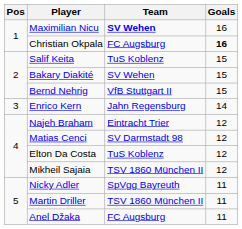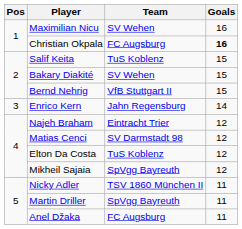(131, 28) bold -> (131, 28) normal
(155, 169) TSV 1860 München II -> (143, 169) SpVgg Bayreuth
(143, 185) SpVgg Bayreuth -> (155, 185) TSV 1860 München II
(155, 201) TSV 1860 München II -> (143, 201) SpVgg Bayreuth
